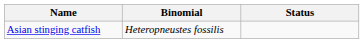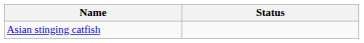- column: (182, 13)
